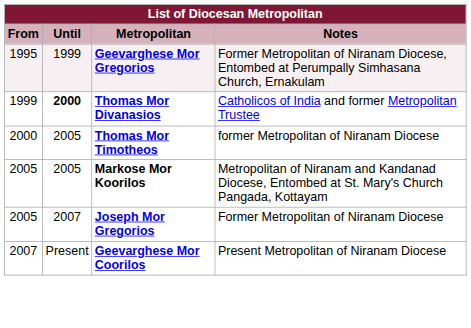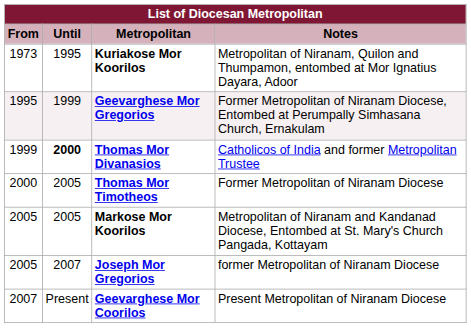+ row: (138, 61)
(329, 135) former Metropolitan of Niranam Diocese -> (331, 183) Former Metropolitan of Niranam Diocese
(331, 217) Former Metropolitan of Niranam Diocese -> (329, 265) former Metropolitan of Niranam Diocese
